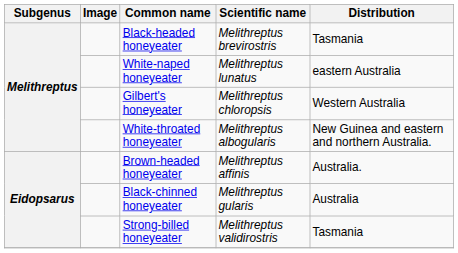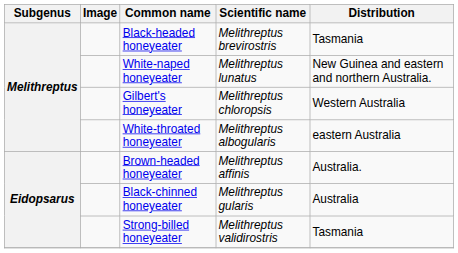(357, 71) eastern Australia -> (378, 71) New Guinea and eastern and northern Australia.
(378, 135) New Guinea and eastern and northern Australia. -> (357, 135) eastern Australia
